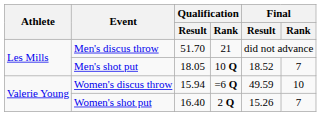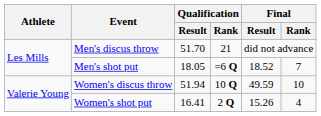(226, 67) 10 Q -> (226, 67) =6 Q
(193, 85) 15.94 -> (193, 85) 51.94
(226, 85) =6 Q -> (226, 85) 10 Q
(193, 103) 16.40 -> (193, 103) 16.41
(298, 103) 7 -> (298, 103) 4
